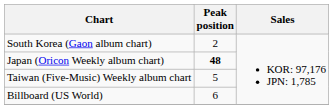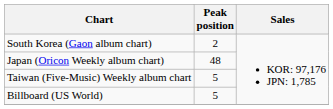(215, 60) bold -> (215, 60) normal
(215, 95) 6 -> (215, 95) 5
